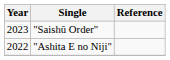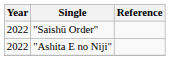(18, 30) 2023 -> (18, 30) 2022
